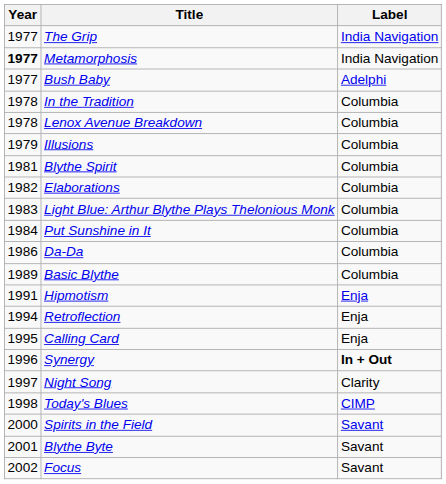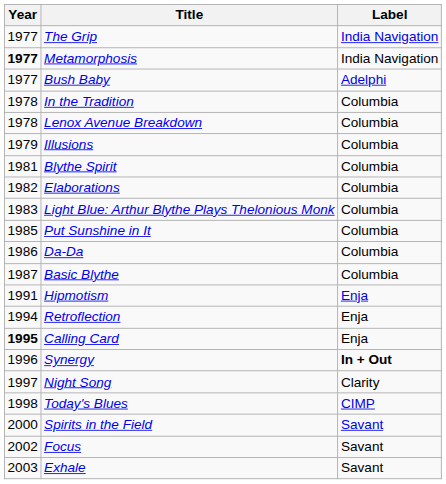(23, 230) 1984 -> (23, 230) 1985
(23, 274) 1989 -> (23, 274) 1987
(23, 338) normal -> (23, 338) bold
- row: (78, 446)
+ row: (65, 468)
